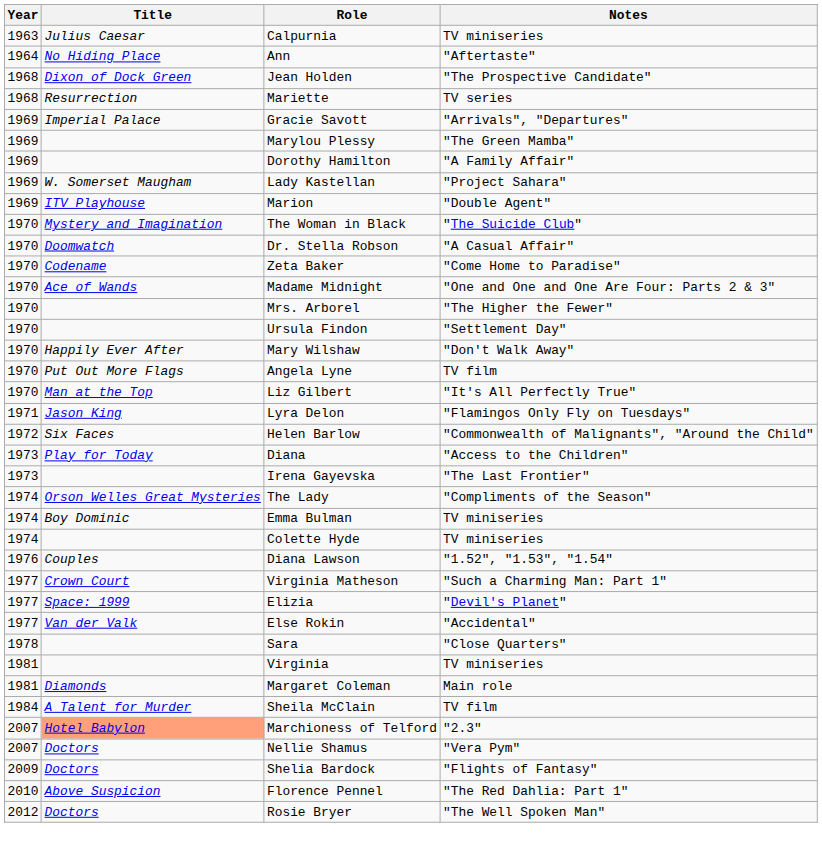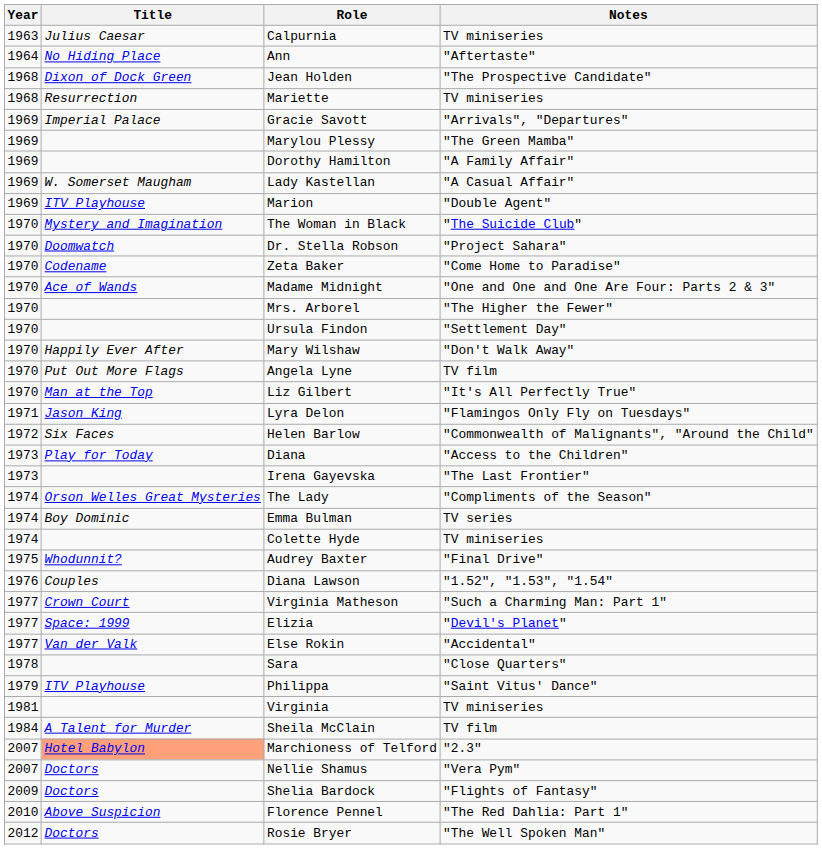(478, 99) TV series -> (493, 99) TV miniseries
(505, 183) "Project Sahara" -> (509, 183) "A Casual Affair"
(509, 246) "A Casual Affair" -> (505, 246) "Project Sahara"
(493, 518) TV miniseries -> (478, 518) TV series
+ row: (317, 560)
+ row: (298, 686)
- row: (329, 686)
